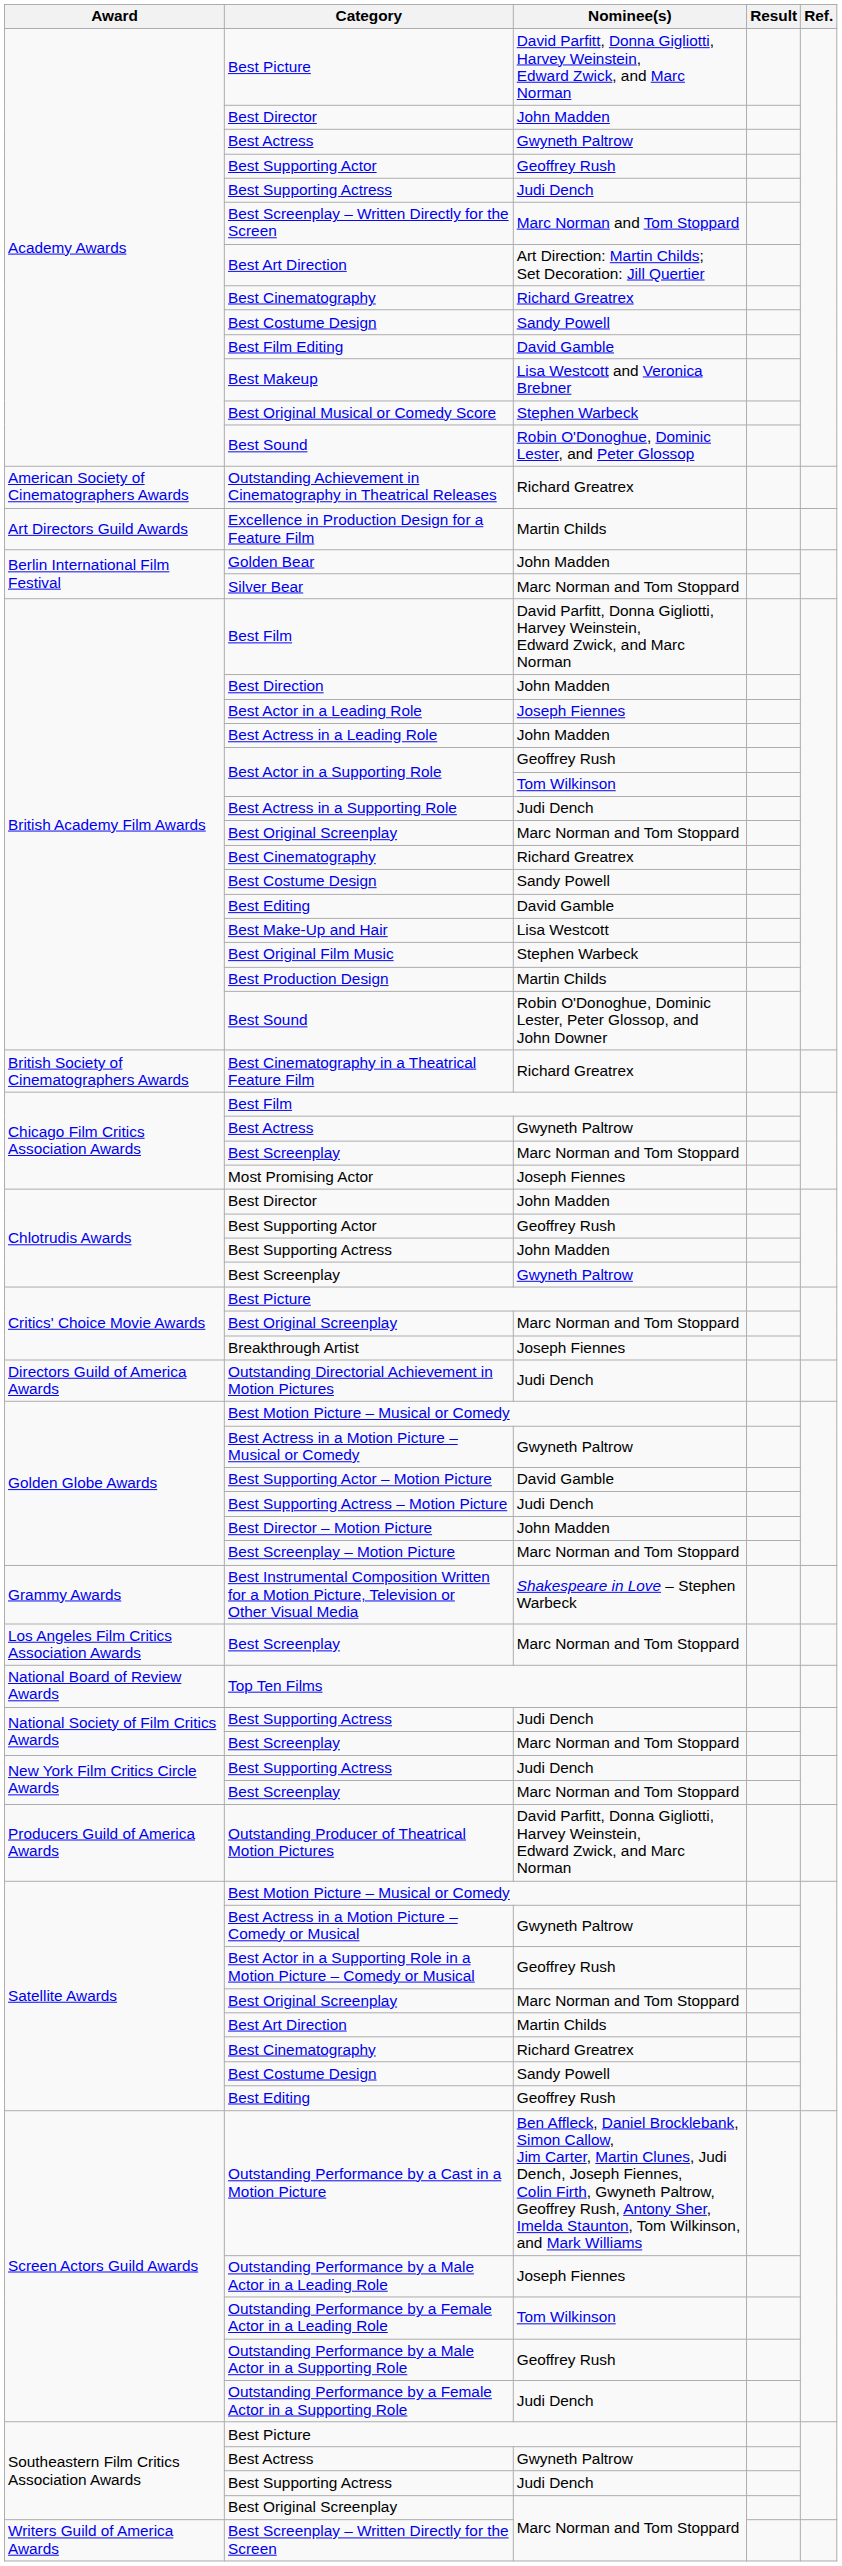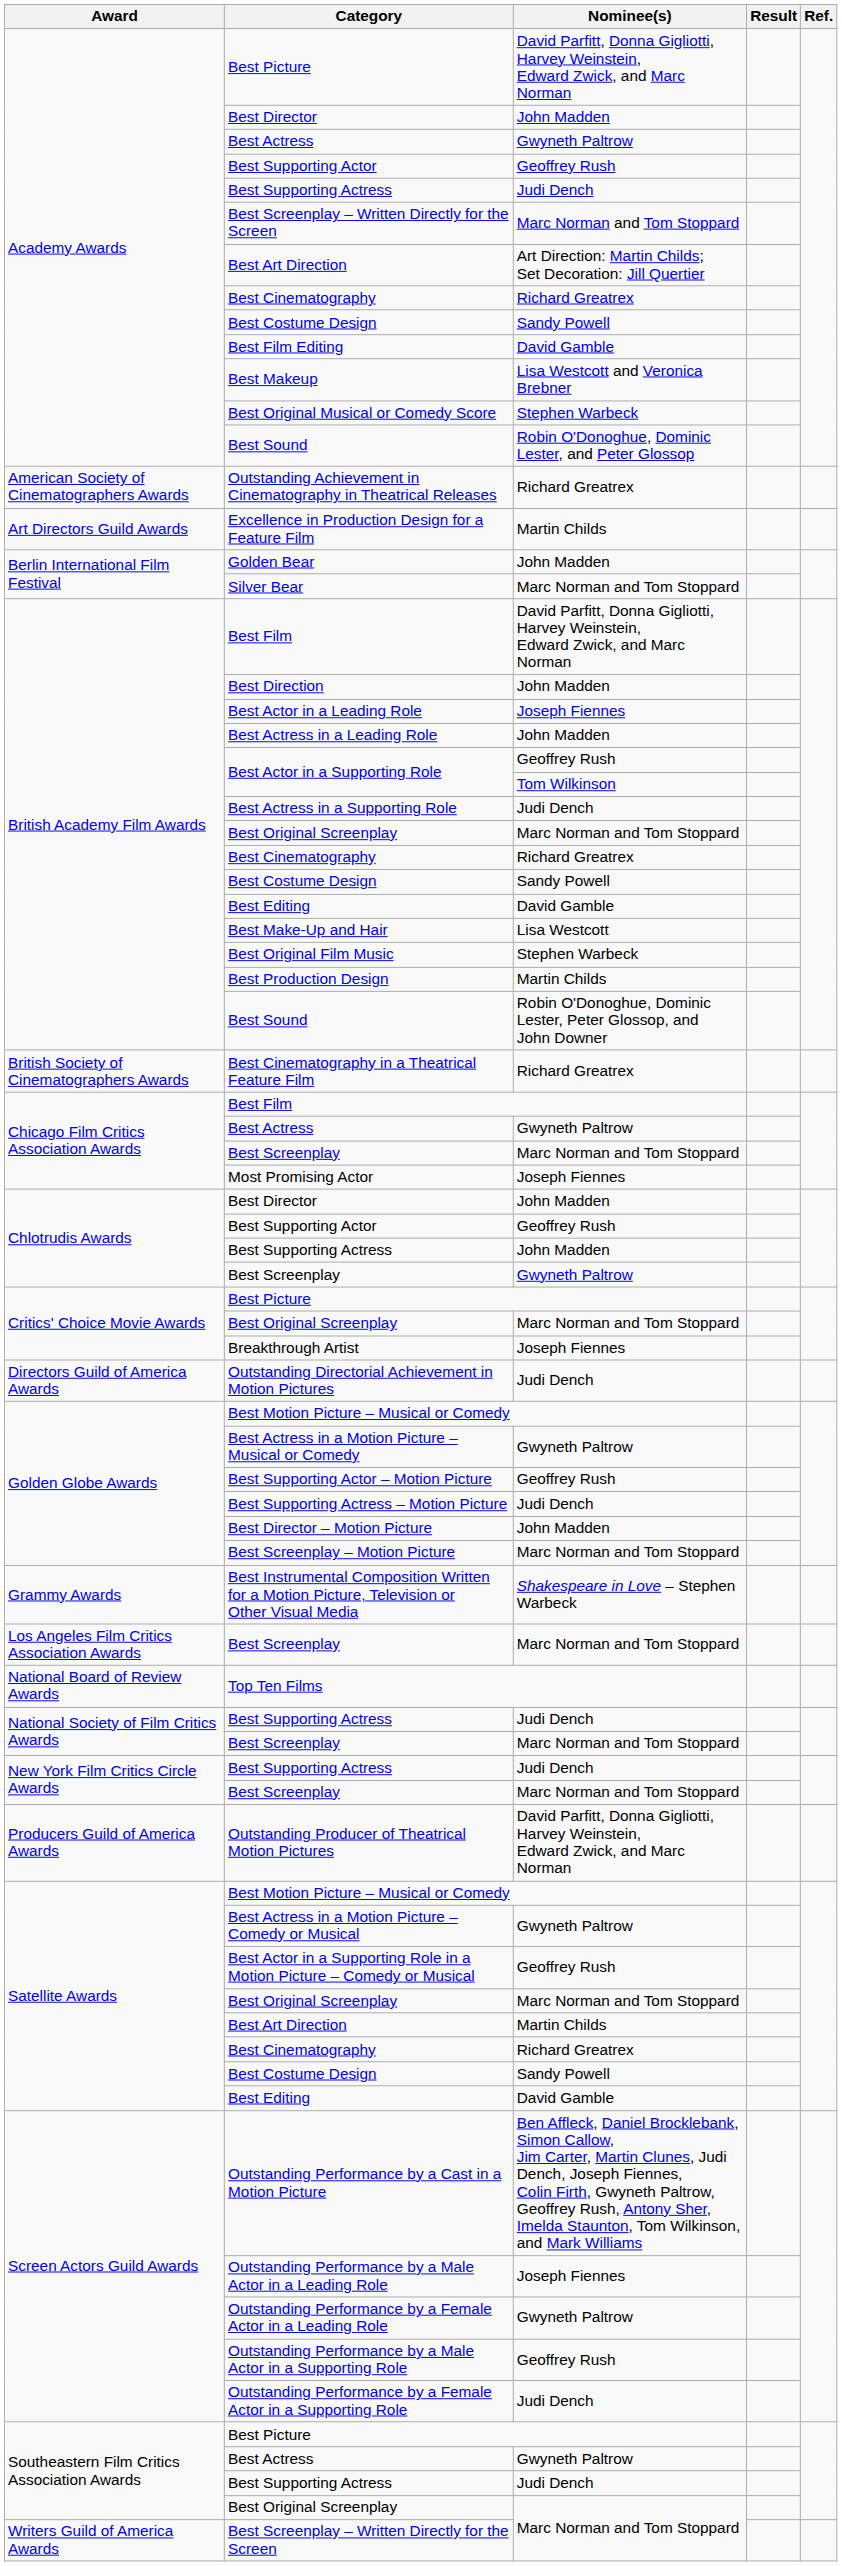(565, 1479) David Gamble -> (566, 1479) Geoffrey Rush
(566, 2098) Geoffrey Rush -> (565, 2098) David Gamble
(566, 2318) Tom Wilkinson -> (575, 2318) Gwyneth Paltrow
